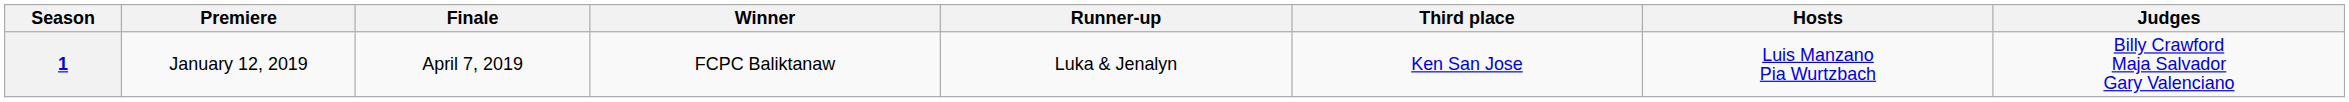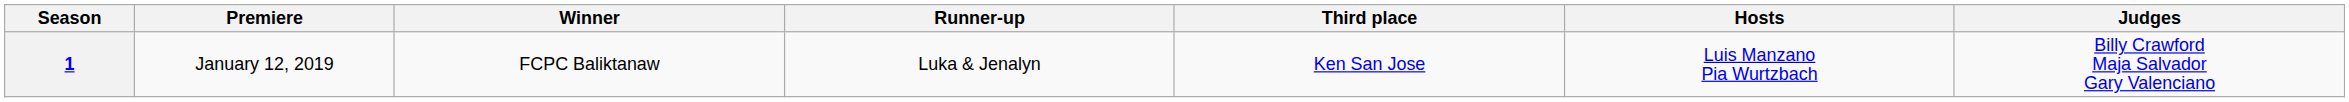- column: (473, 18)
